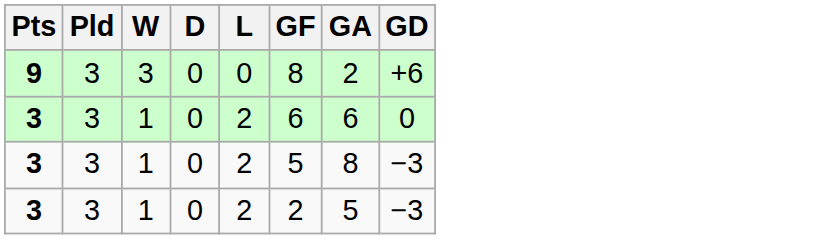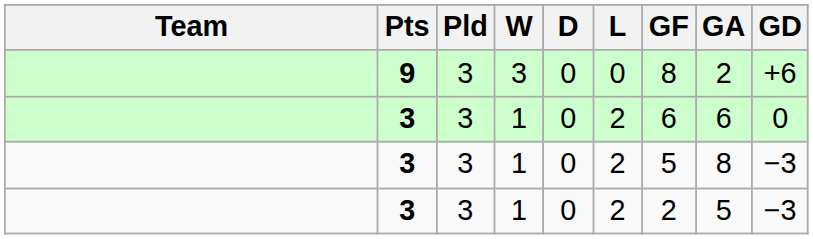+ column: (192, 27)
